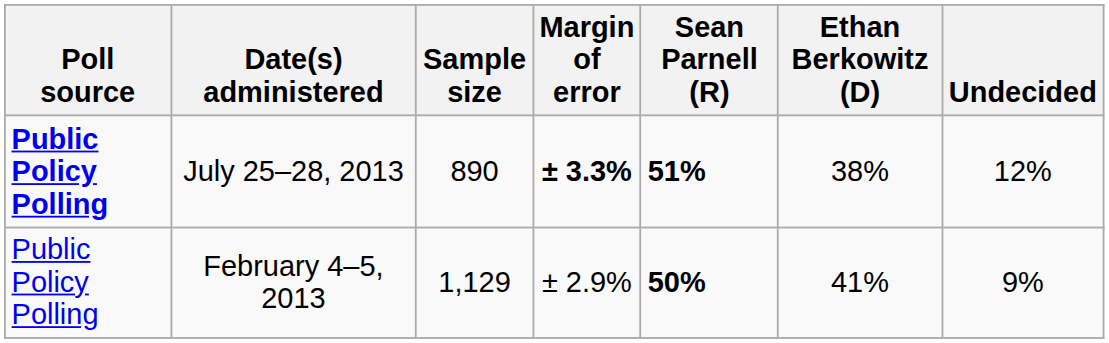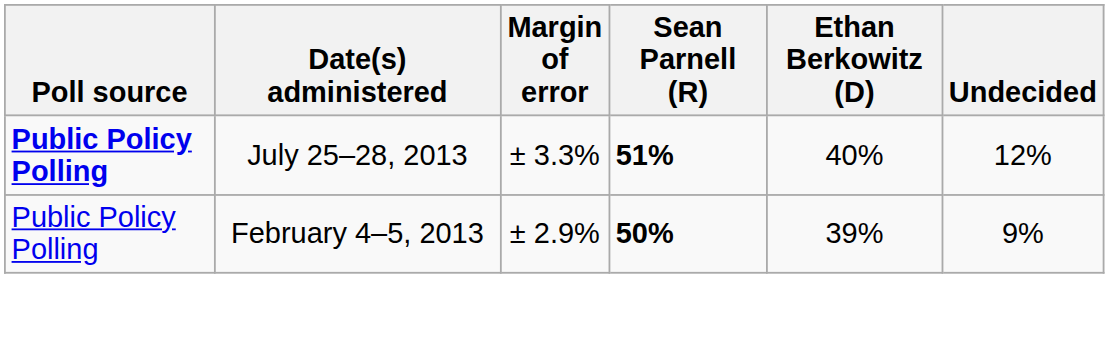- column: (475, 76)
(587, 171) bold -> (555, 154) normal
(860, 171) 38% -> (854, 154) 40%
(860, 282) 41% -> (854, 233) 39%
